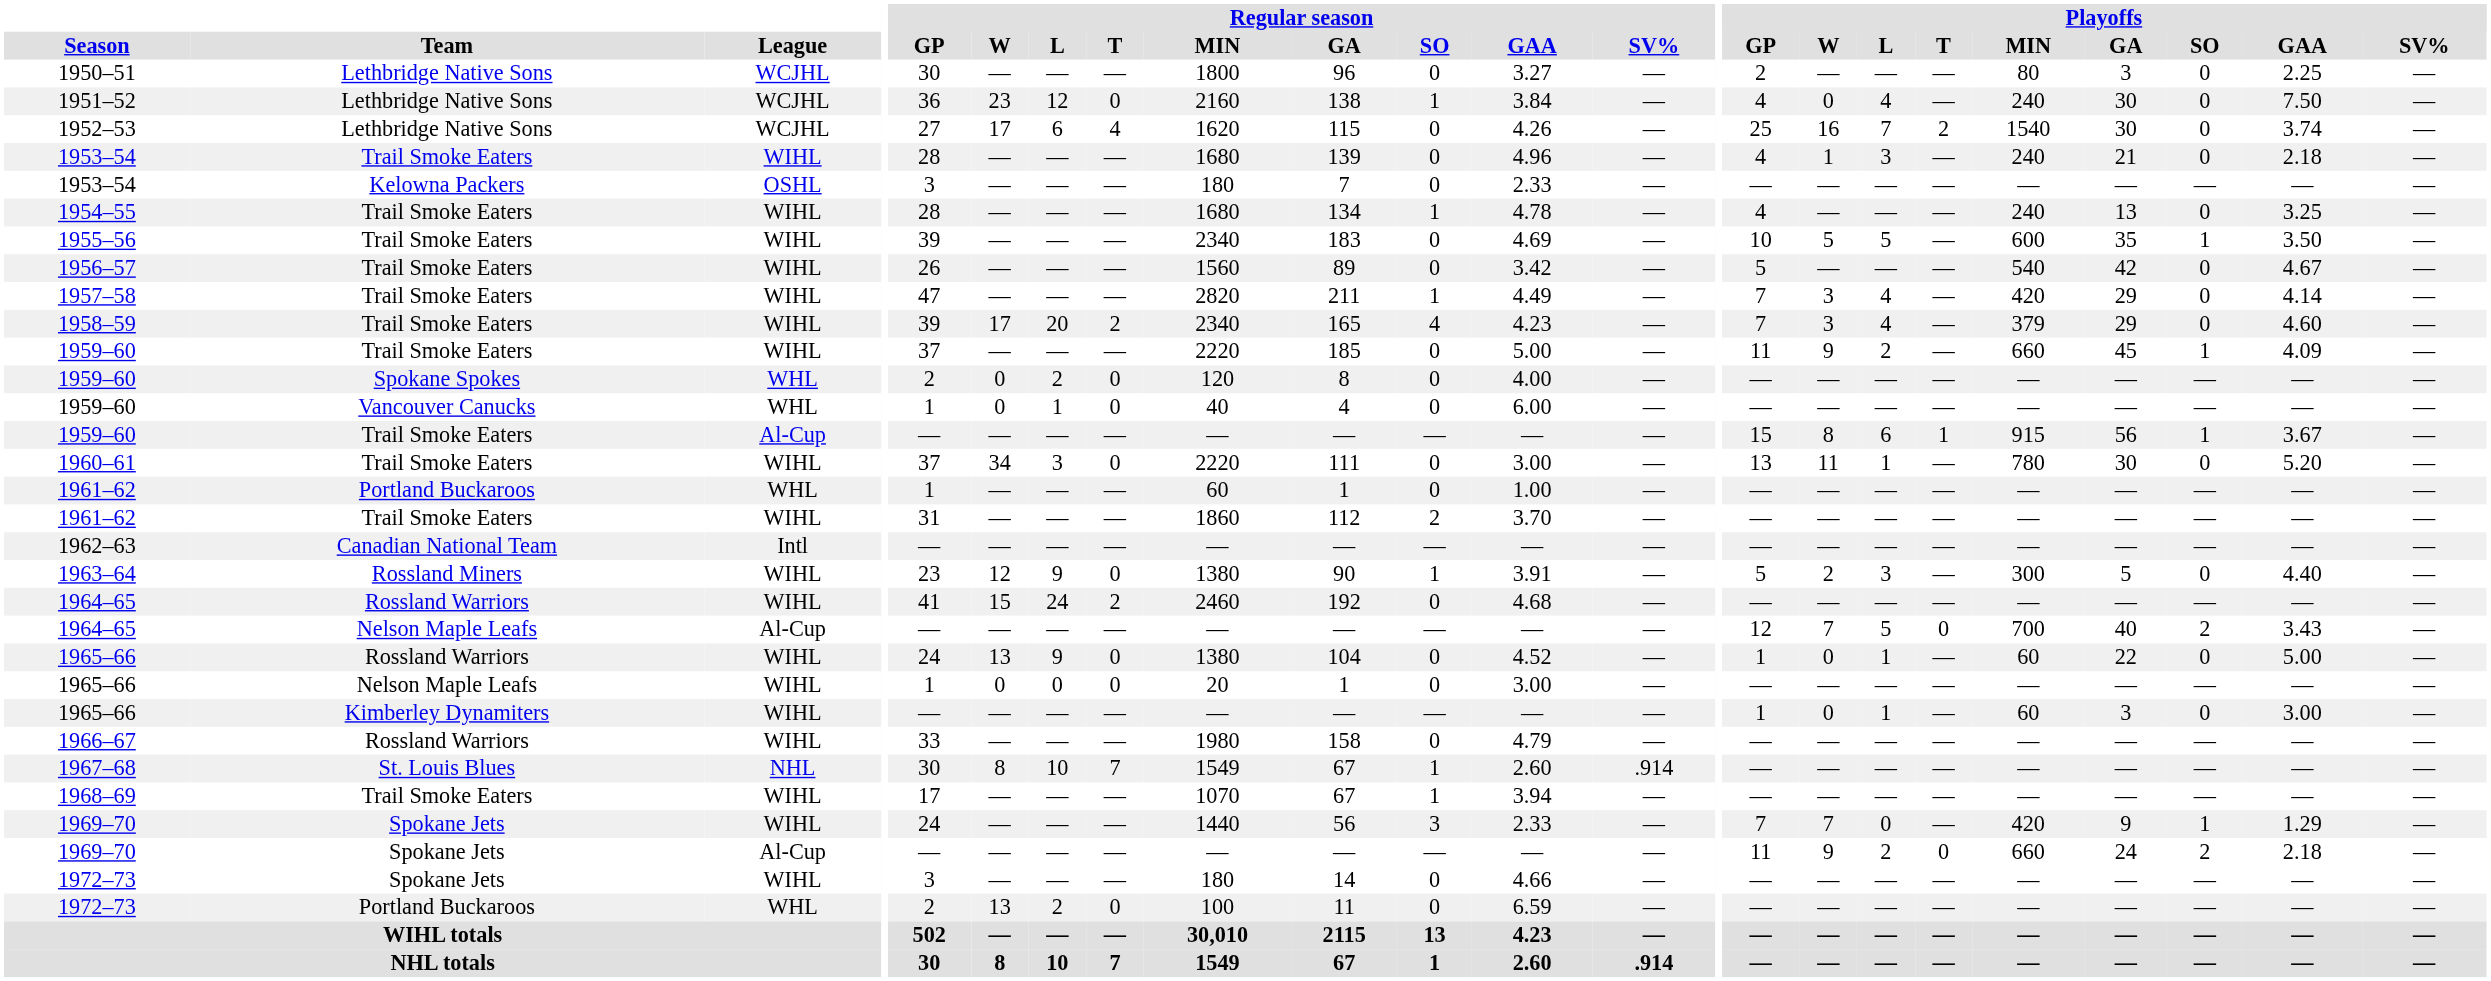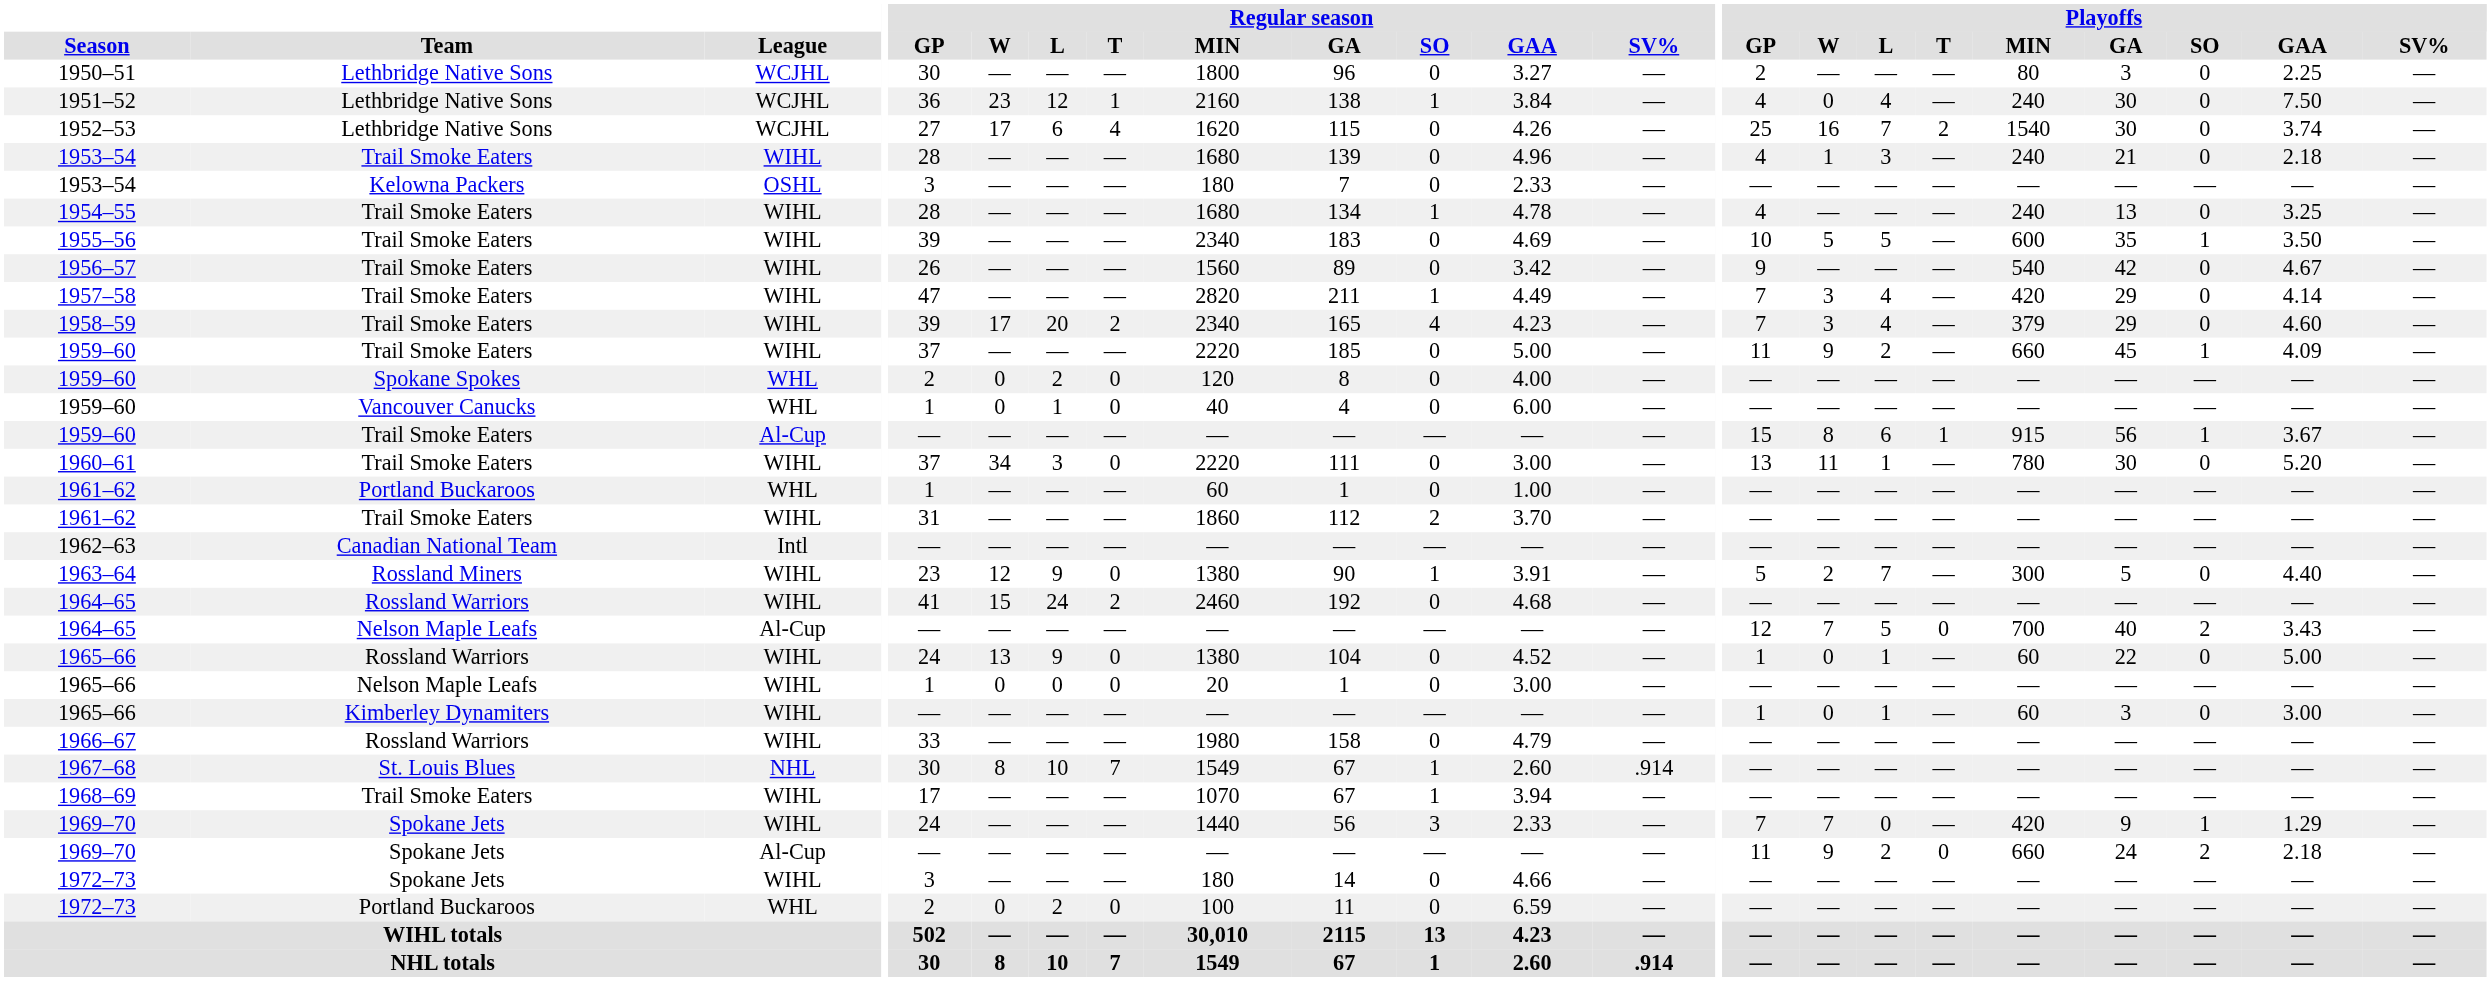(1115, 101) 0 -> (1115, 101) 1
(1761, 267) 5 -> (1761, 267) 9
(1886, 573) 3 -> (1886, 573) 7
(1000, 907) 13 -> (1000, 907) 0
